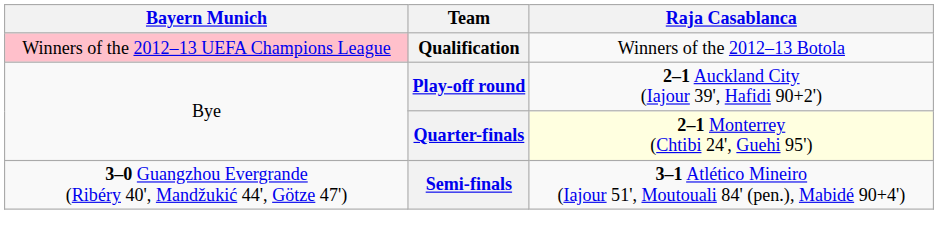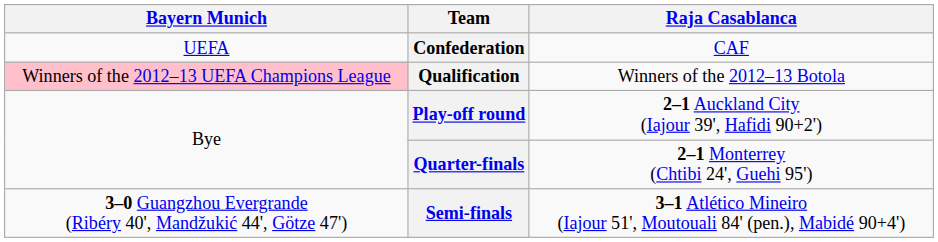+ row: (469, 47)
(731, 135) lightyellow background -> (731, 164) no background
